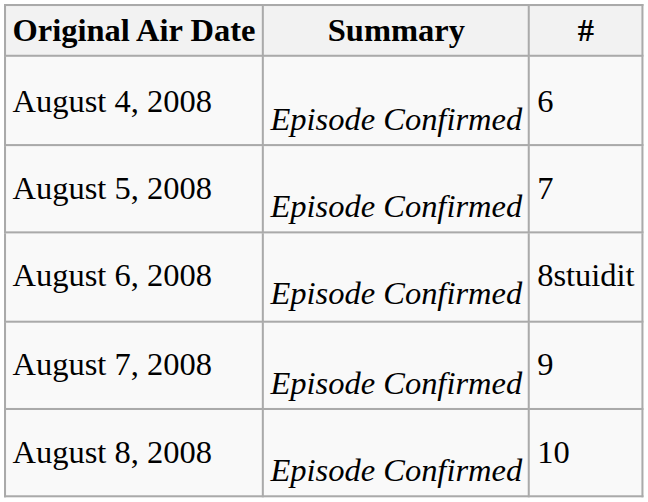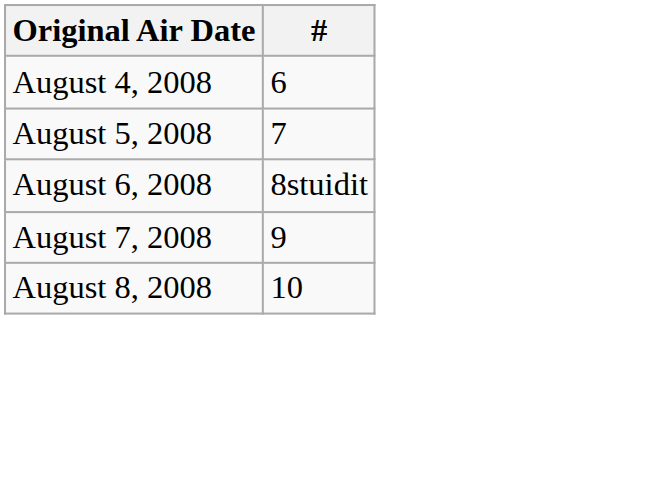- column: (396, 30)
